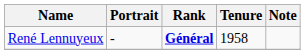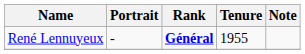(234, 37) 1958 -> (234, 37) 1955
